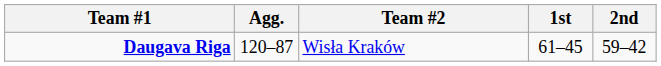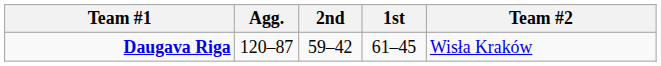columns swapped: (414, 18) <-> (624, 18)
